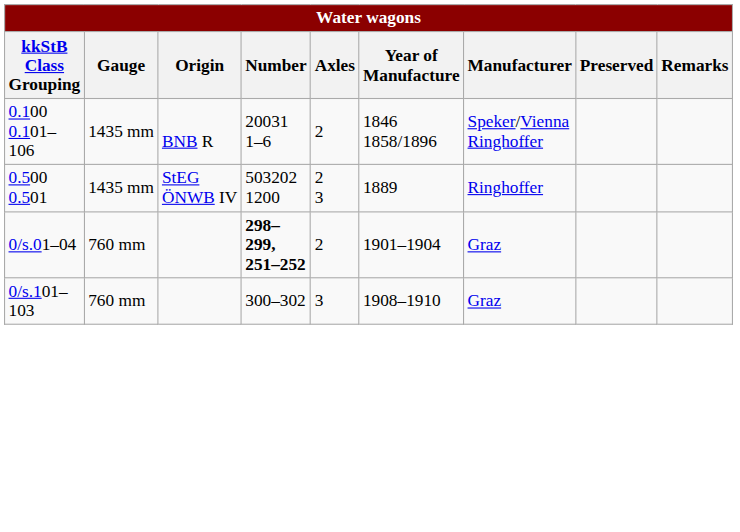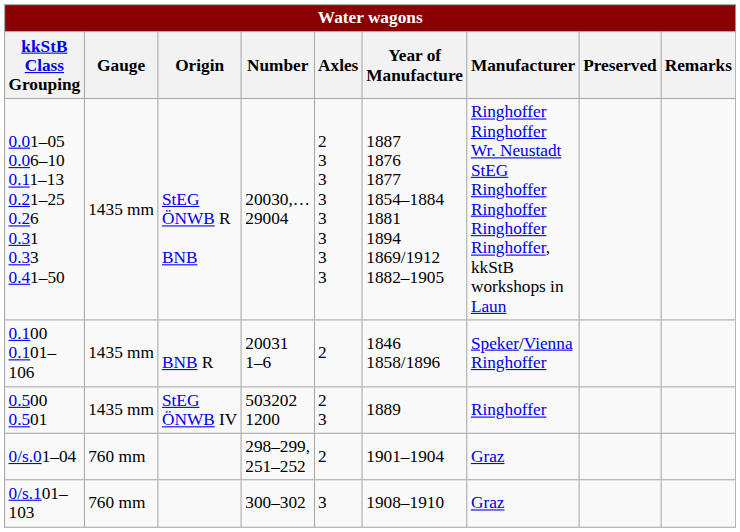+ row: (37, 209)
(276, 244) bold -> (278, 456) normal
